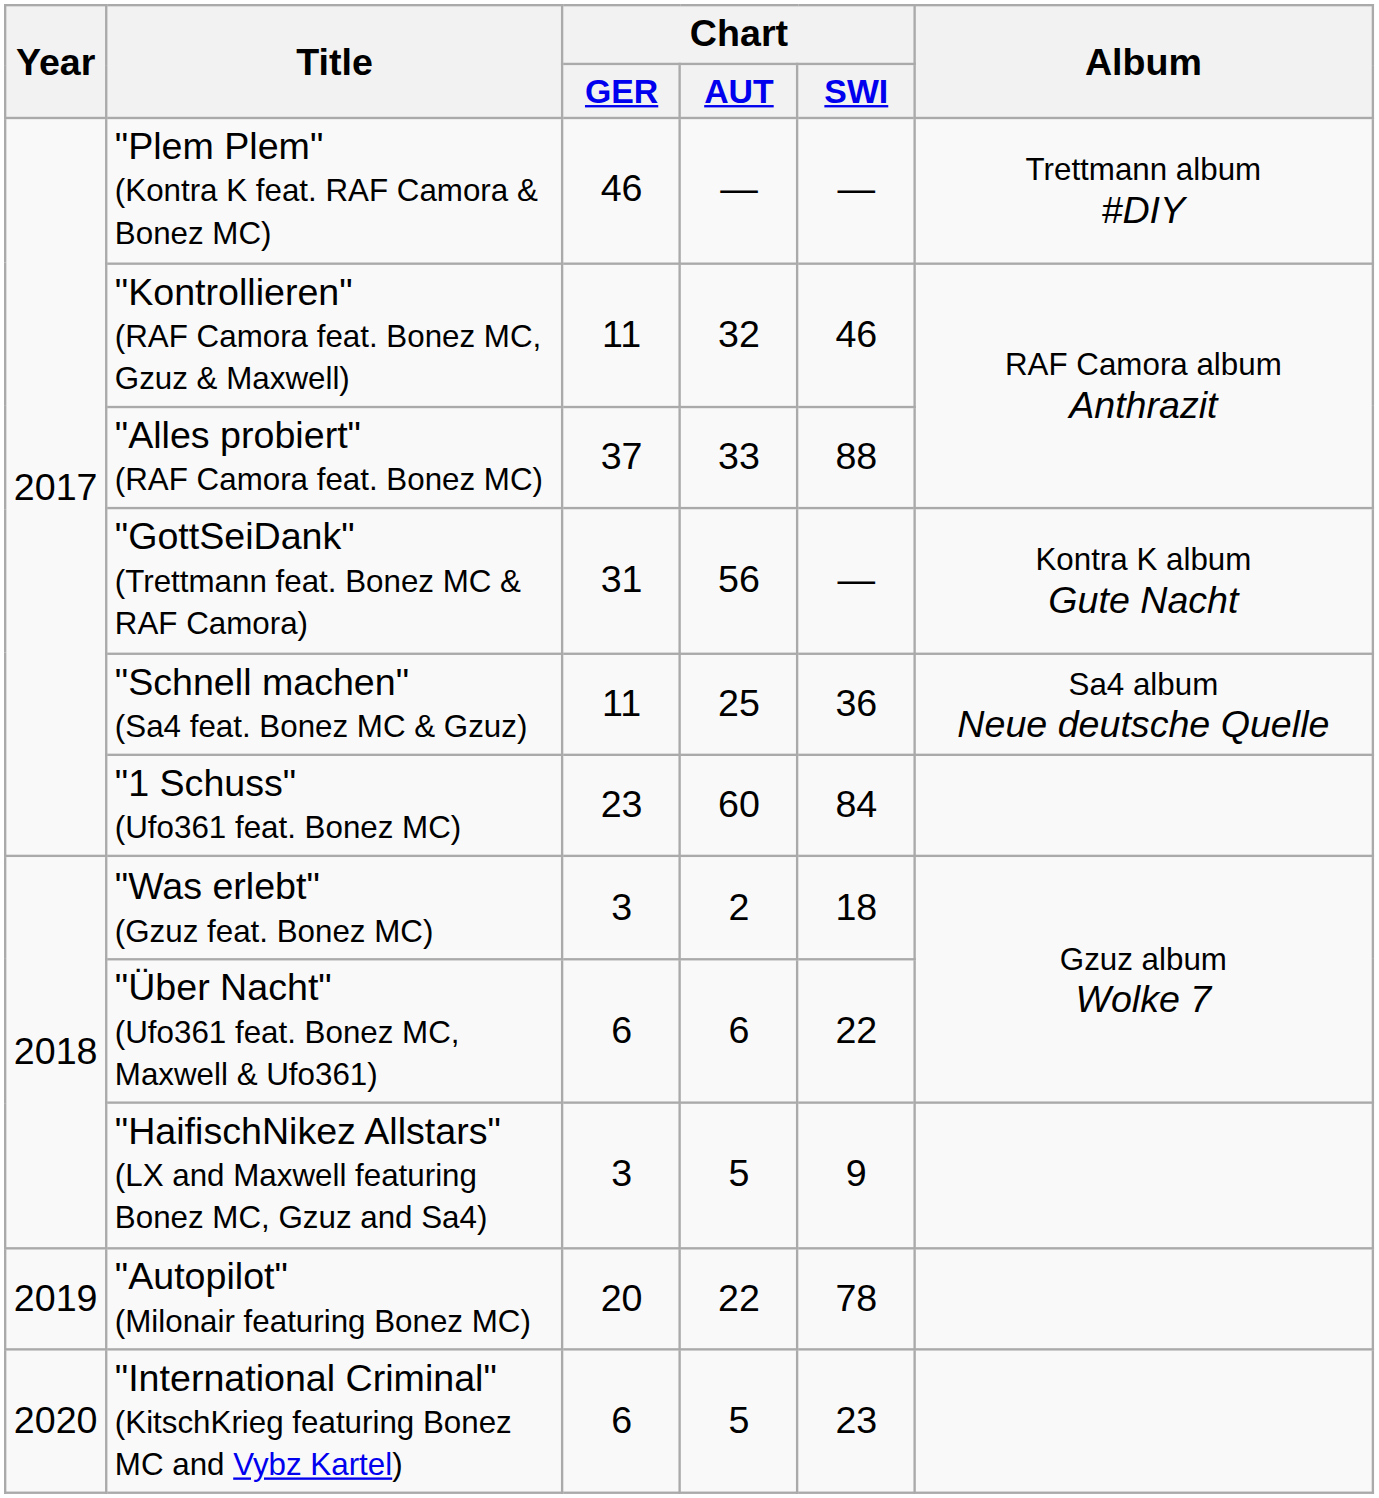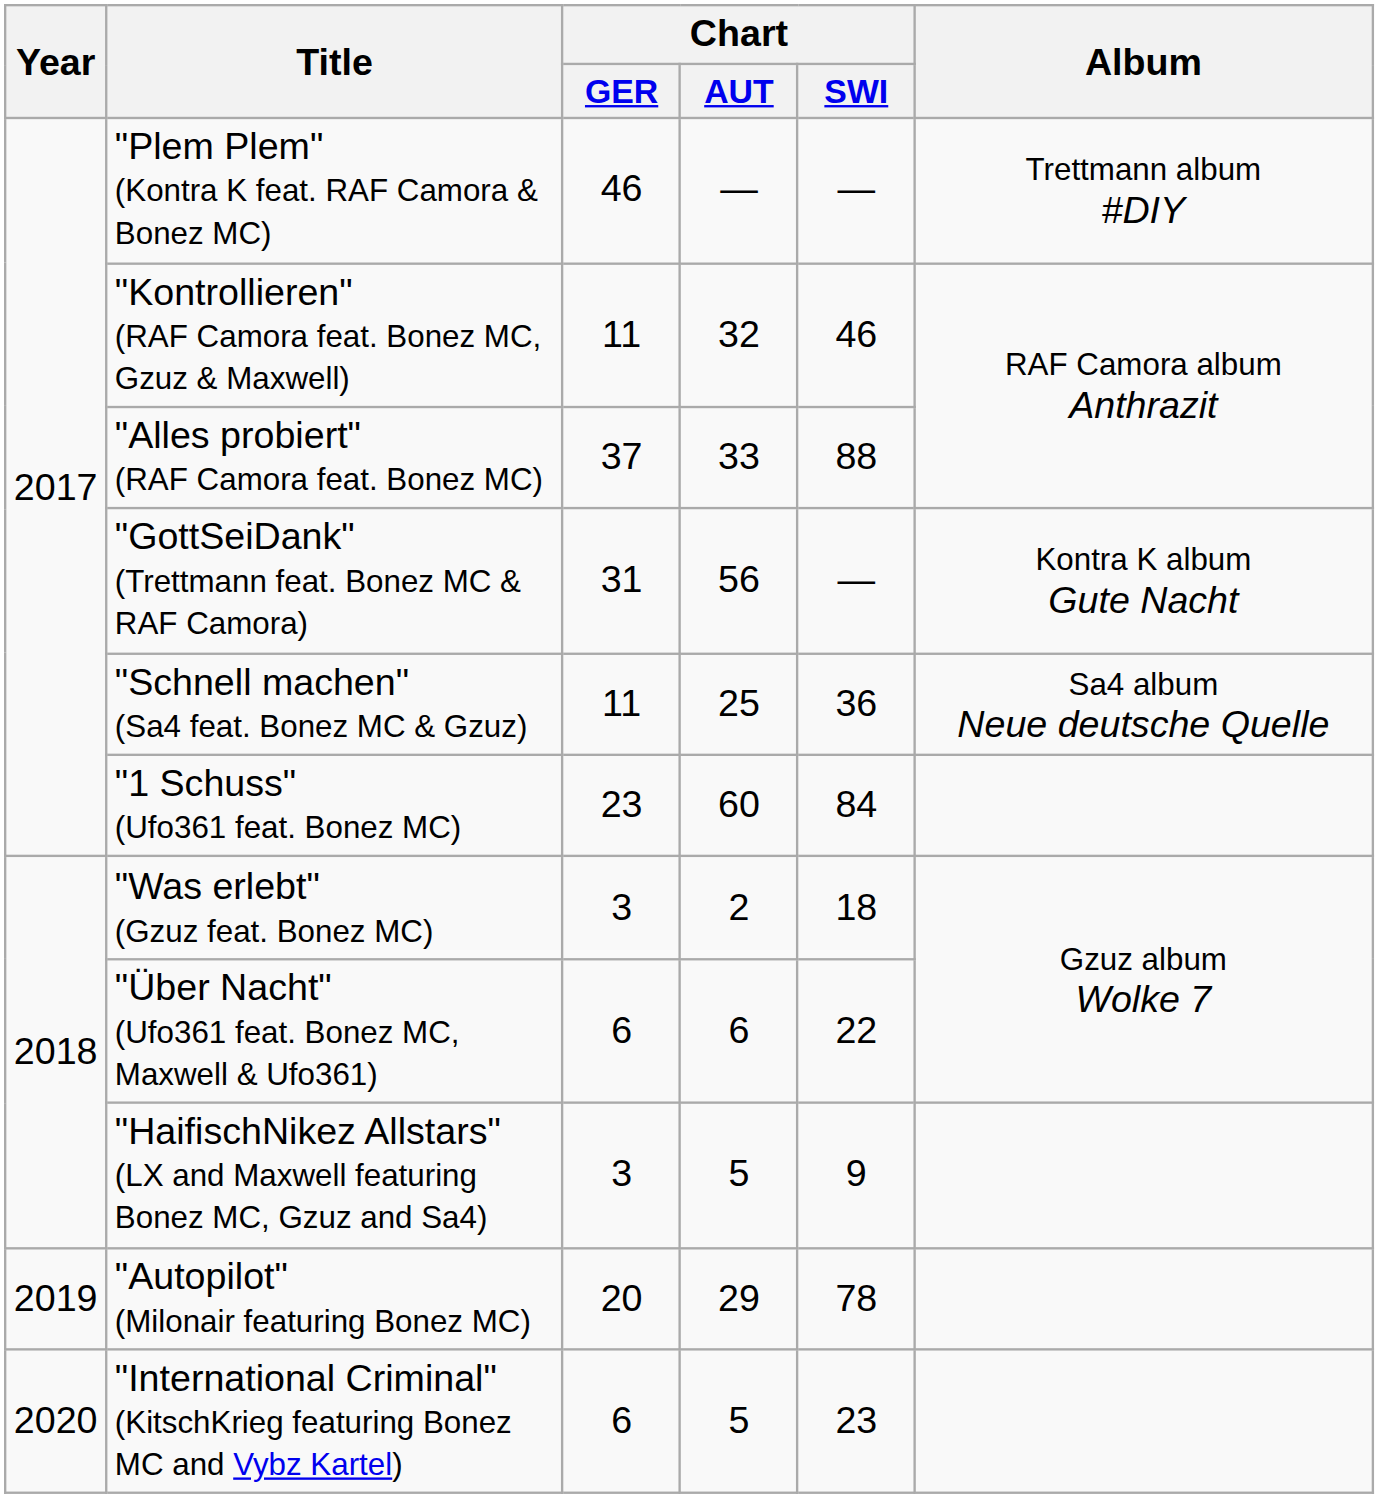(739, 1297) 22 -> (739, 1297) 29
